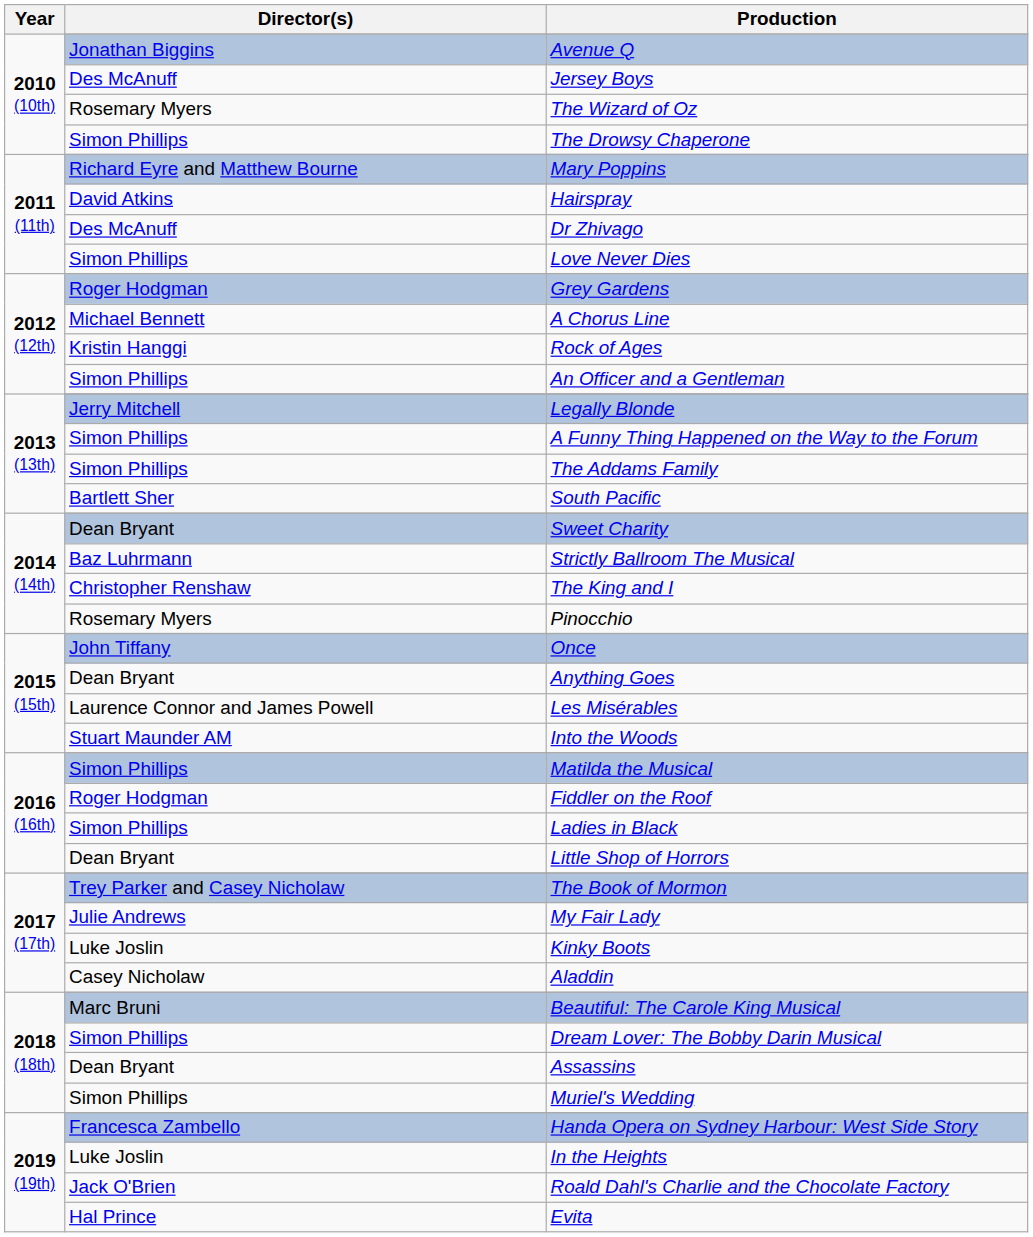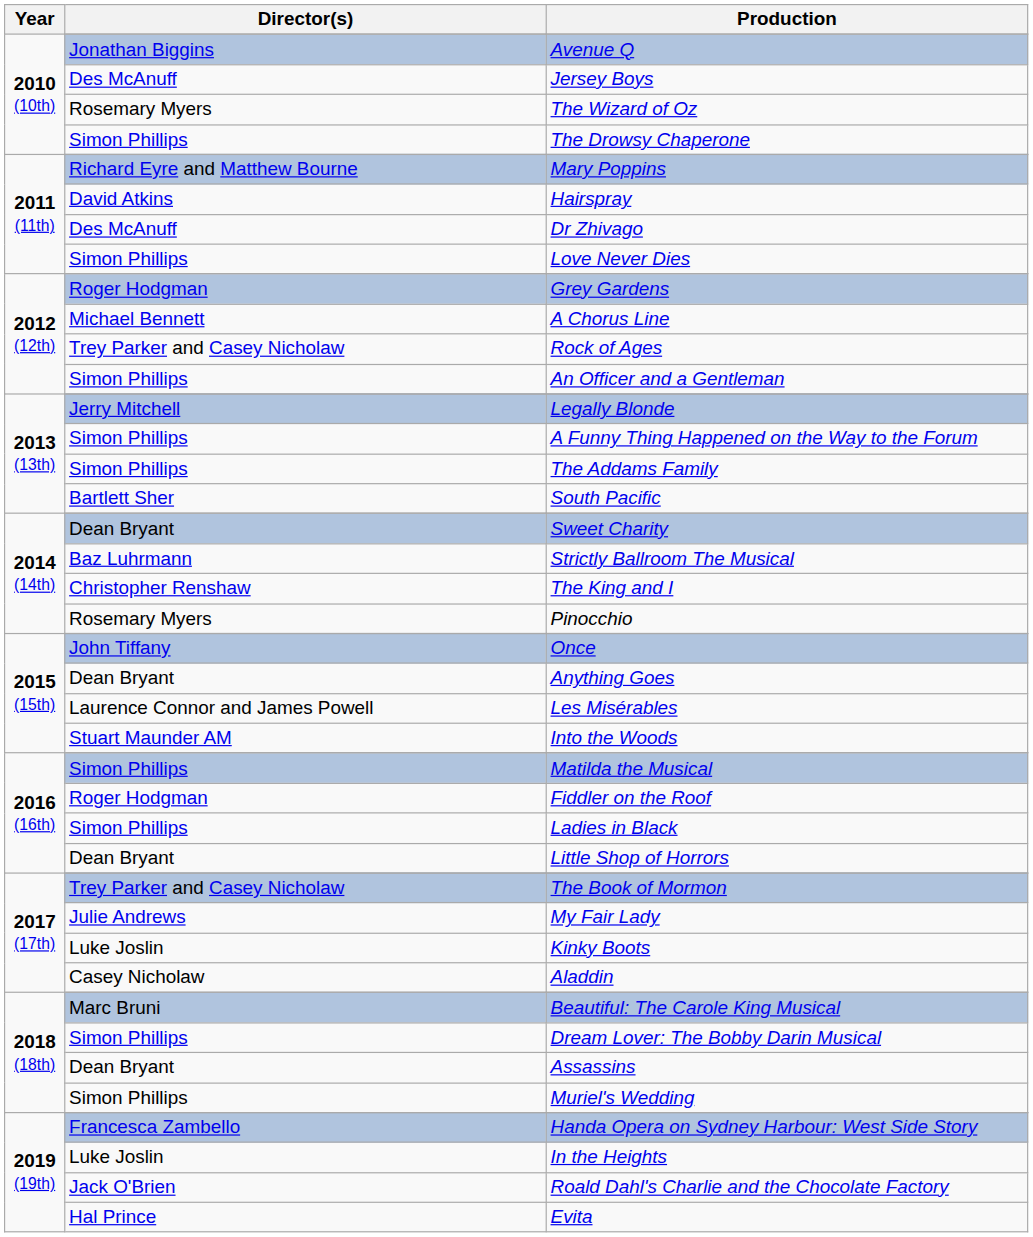(128, 348) Kristin Hanggi -> (207, 348) Trey Parker and Casey Nicholaw
